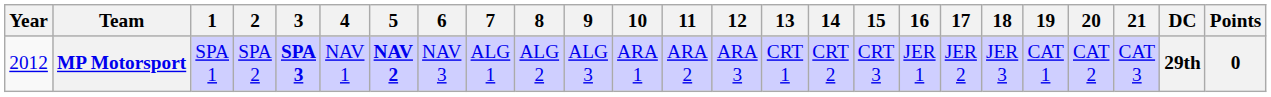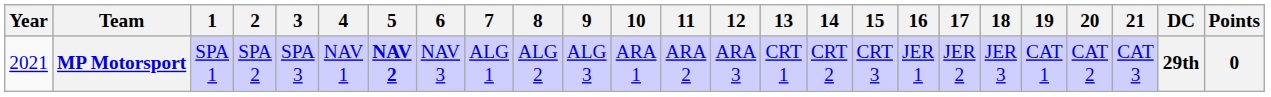(29, 63) 2012 -> (29, 63) 2021
(298, 63) bold -> (298, 63) normal
